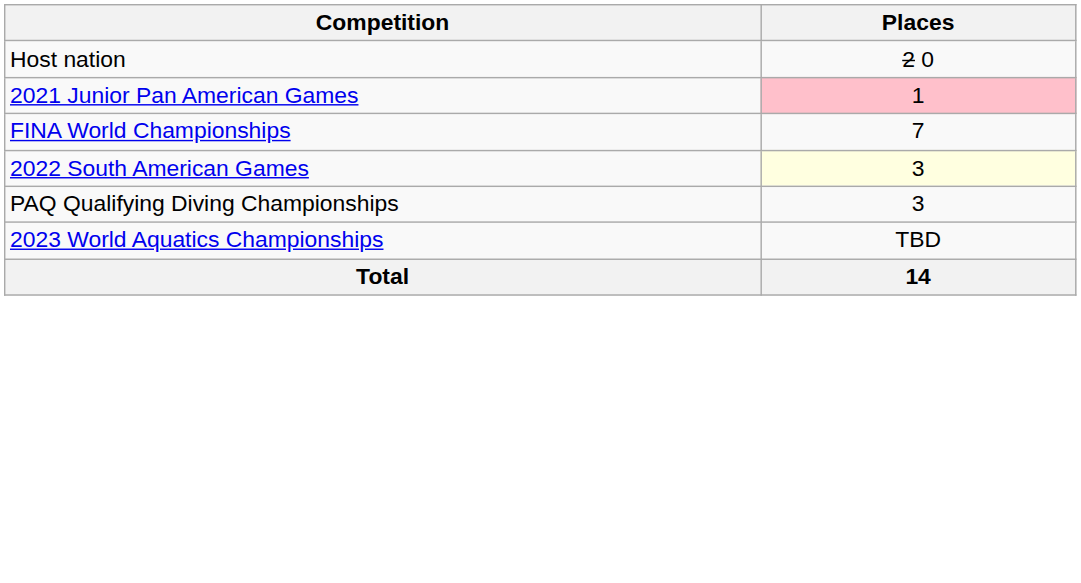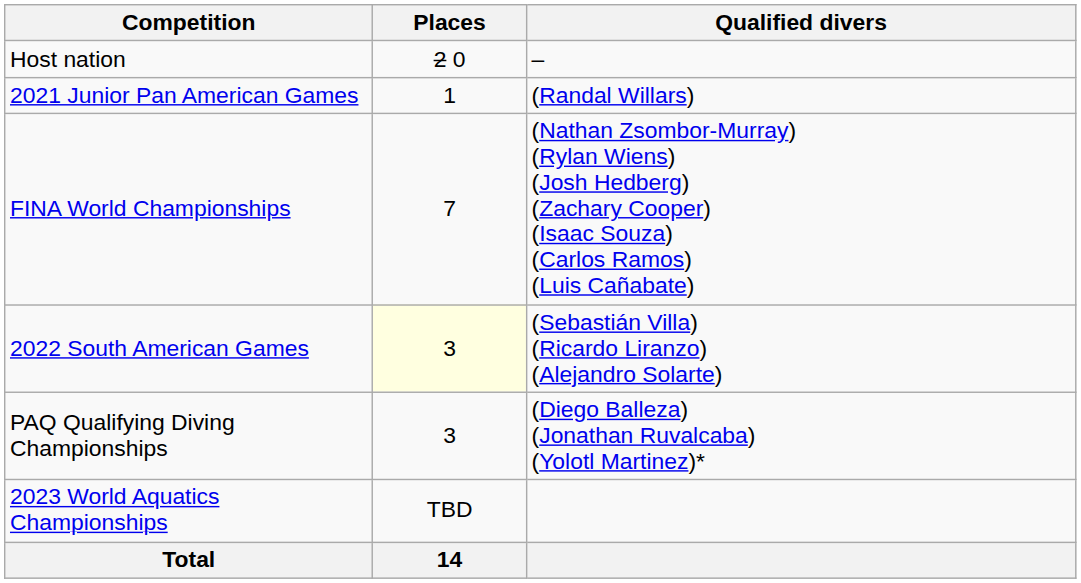+ column: (801, 22)
(918, 95) pink background -> (450, 95) no background
